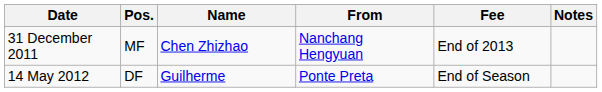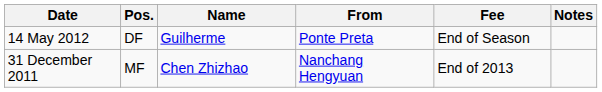rows swapped: (50, 45) <-> (48, 76)
